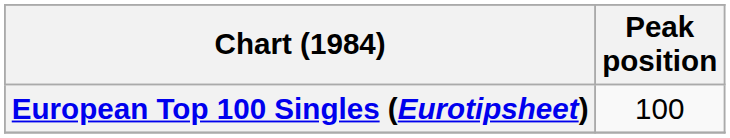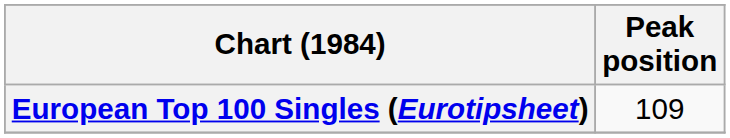(660, 108) 100 -> (660, 108) 109
